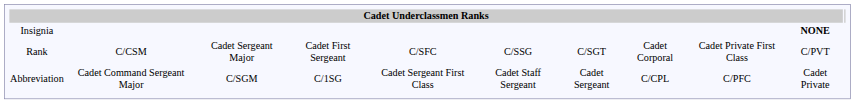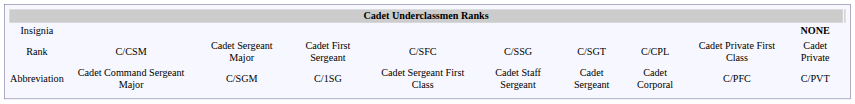(655, 51) Cadet Corporal -> (655, 51) C/CPL
(815, 51) C/PVT -> (815, 51) Cadet Private
(655, 78) C/CPL -> (655, 78) Cadet Corporal
(815, 78) Cadet Private -> (815, 78) C/PVT
